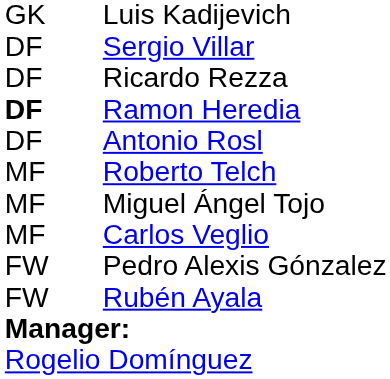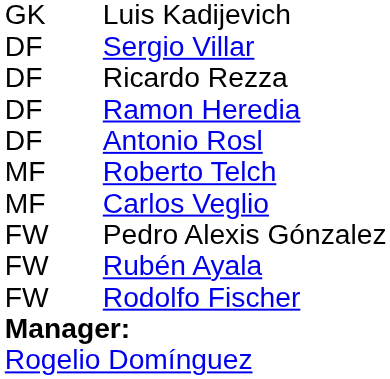(24, 109) bold -> (24, 109) normal
- row: (214, 203)
+ row: (202, 297)
